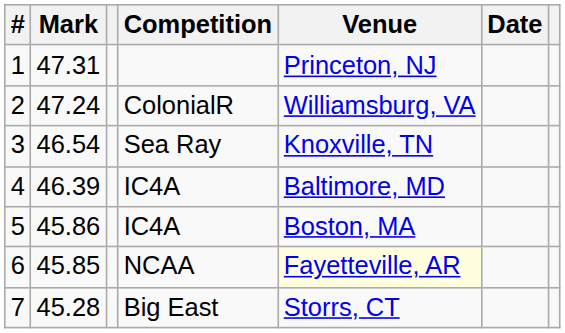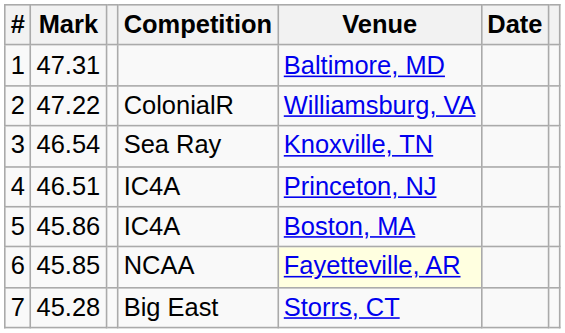(360, 65) Princeton, NJ -> (364, 65) Baltimore, MD
(68, 105) 47.24 -> (68, 105) 47.22
(68, 186) 46.39 -> (68, 186) 46.51
(364, 186) Baltimore, MD -> (360, 186) Princeton, NJ
